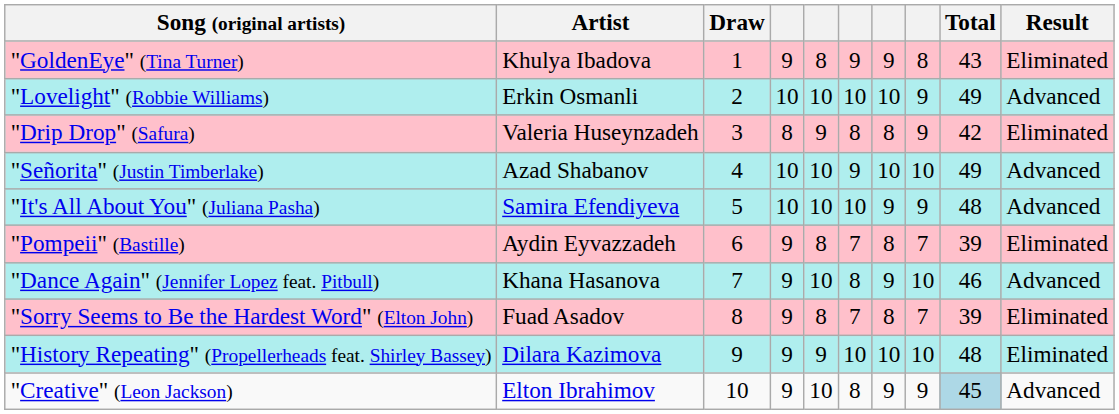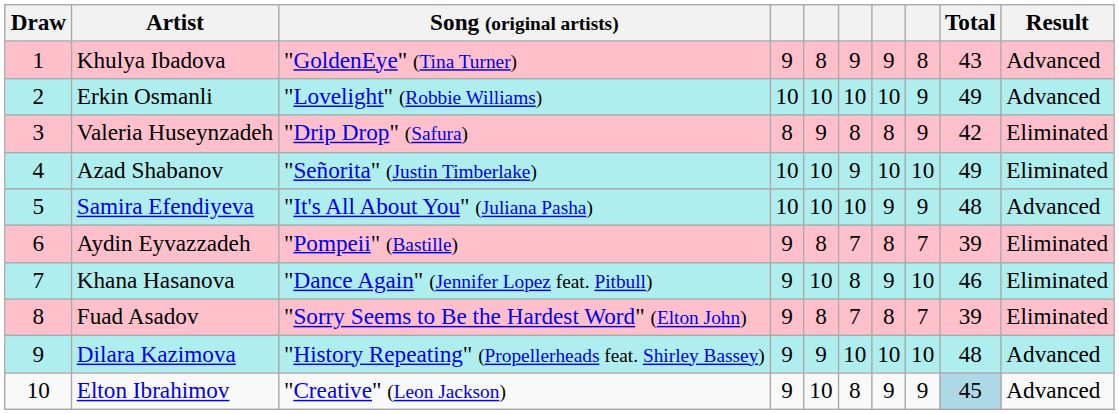columns swapped: (737, 22) <-> (251, 22)
(1057, 59) Eliminated -> (1053, 59) Advanced
(1053, 170) Advanced -> (1057, 170) Eliminated
(1053, 280) Advanced -> (1057, 280) Eliminated
(1057, 354) Eliminated -> (1053, 354) Advanced
